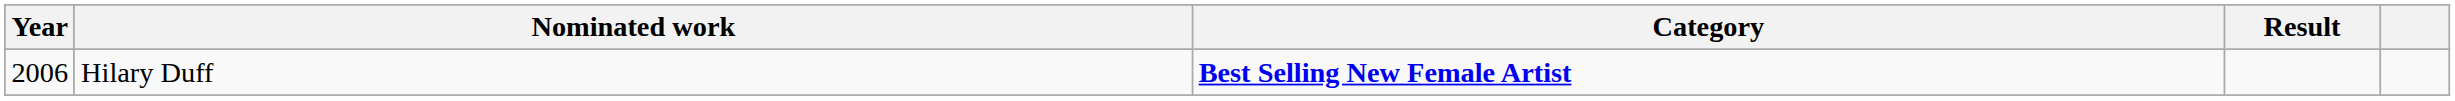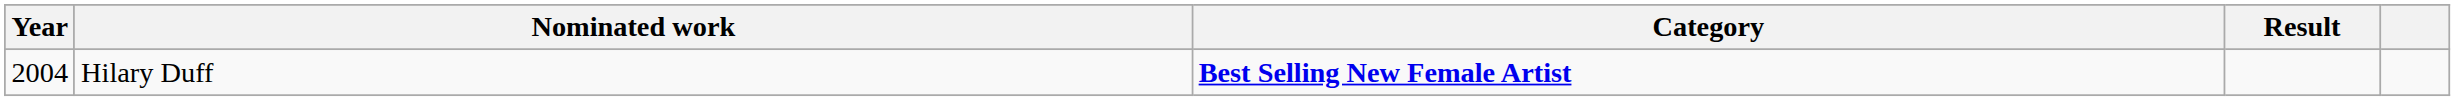(40, 71) 2006 -> (40, 71) 2004
